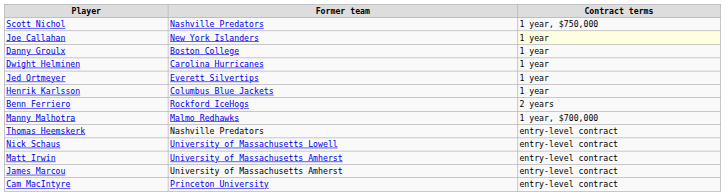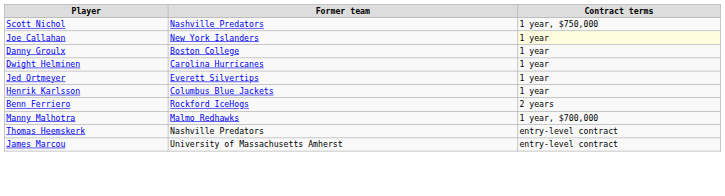- row: (33, 144)
- row: (31, 158)
- row: (38, 185)
